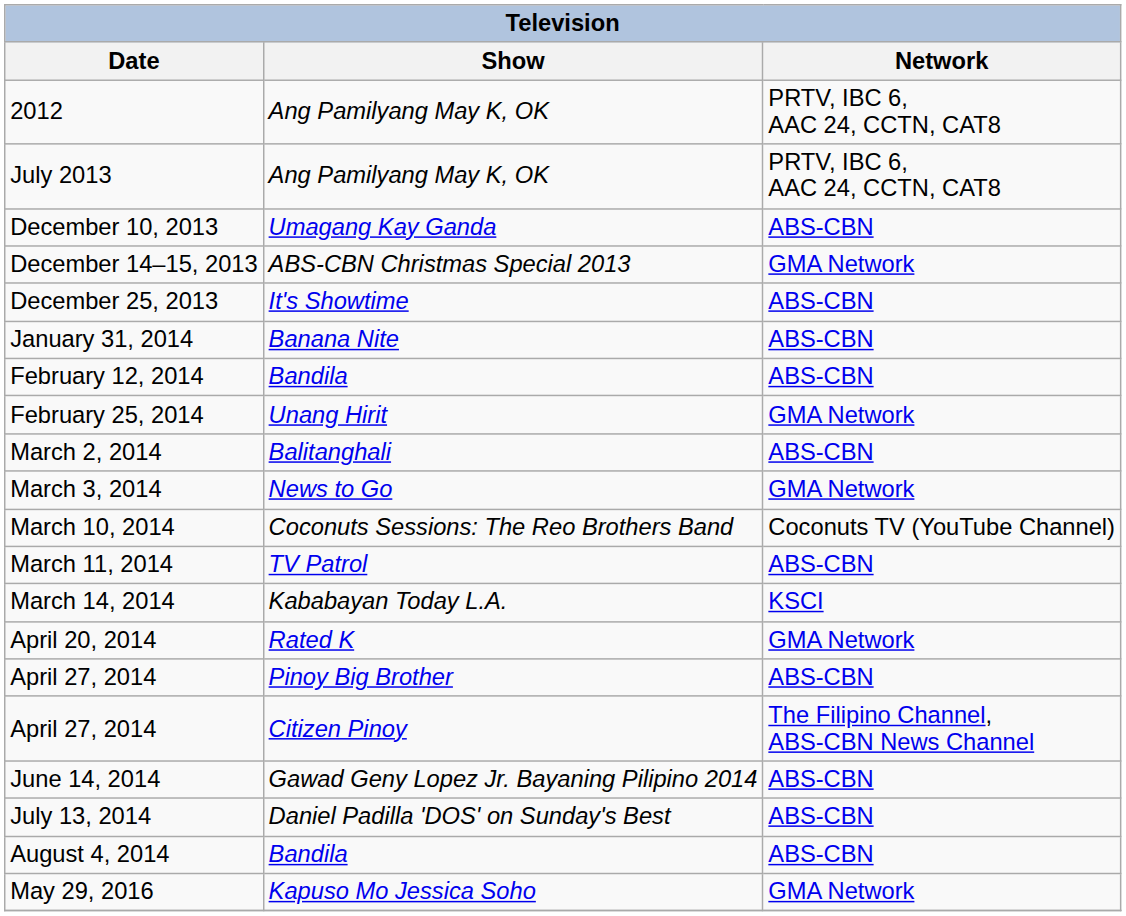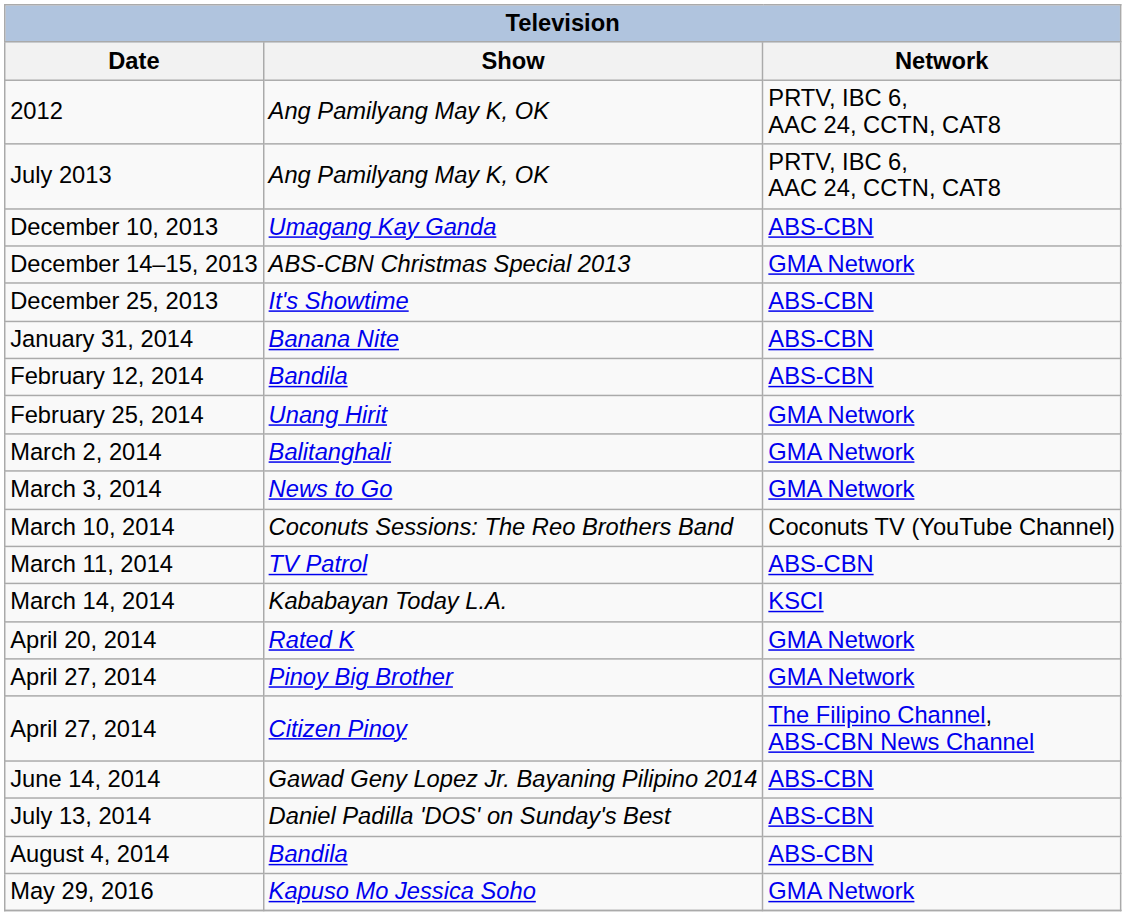(821, 452) ABS-CBN -> (841, 452) GMA Network
(821, 677) ABS-CBN -> (841, 677) GMA Network
